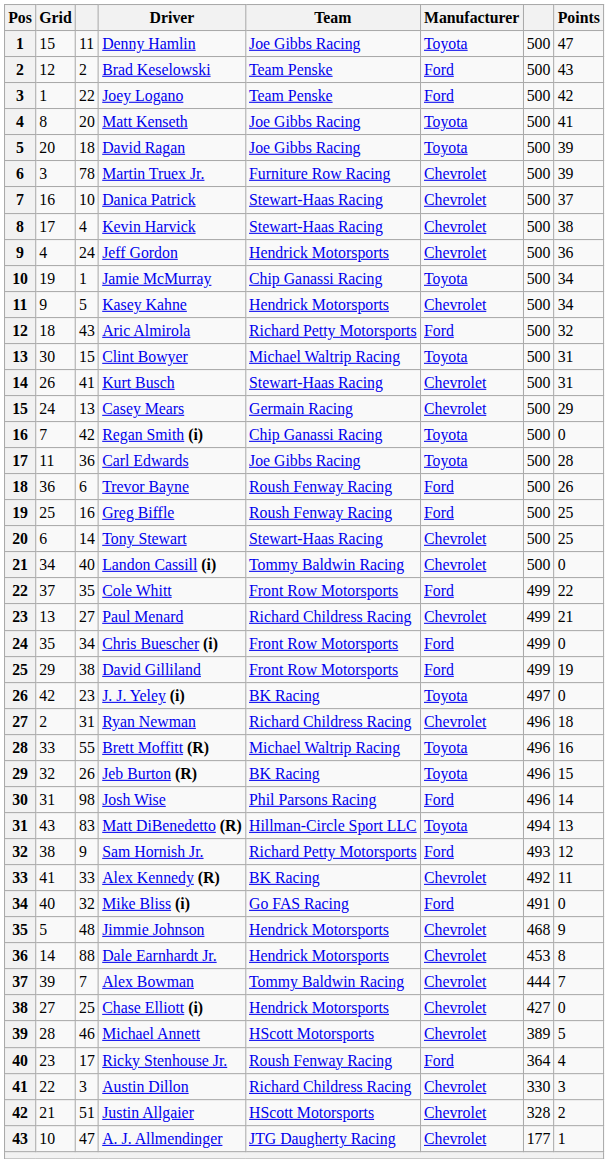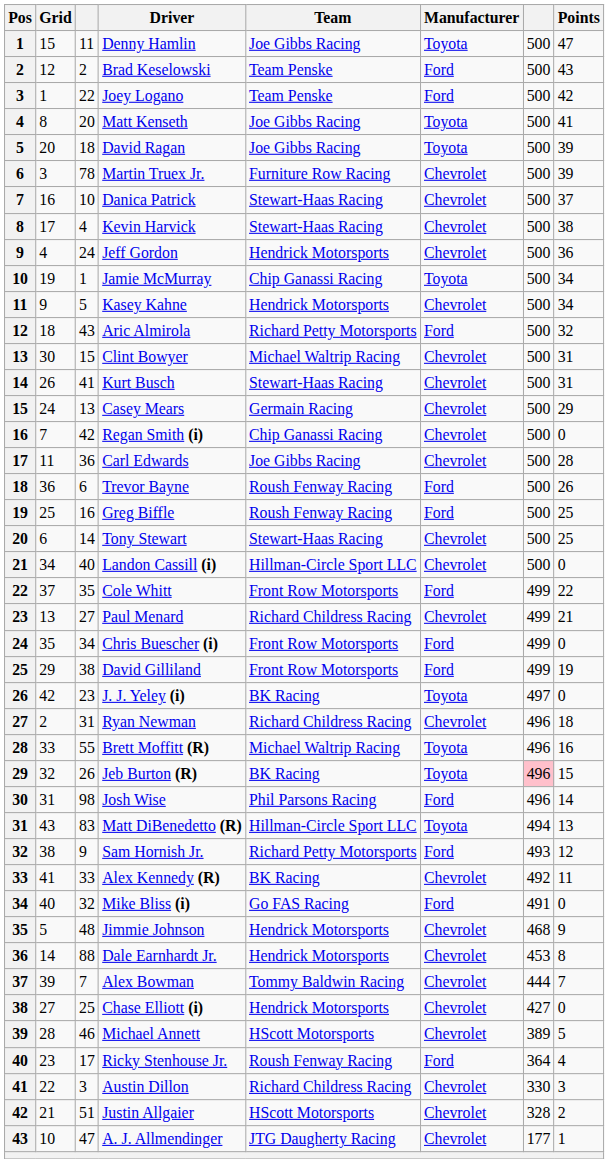(446, 356) Toyota -> (455, 356) Chevrolet
(446, 434) Toyota -> (455, 434) Chevrolet
(446, 460) Toyota -> (455, 460) Chevrolet
(327, 565) Tommy Baldwin Racing -> (333, 565) Hillman-Circle Sport LLC
(539, 773) no background -> (539, 773) pink background
